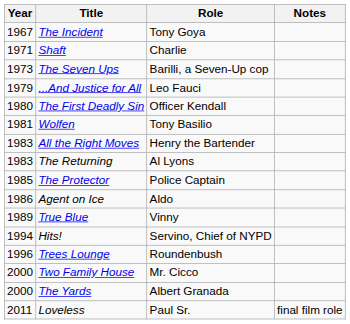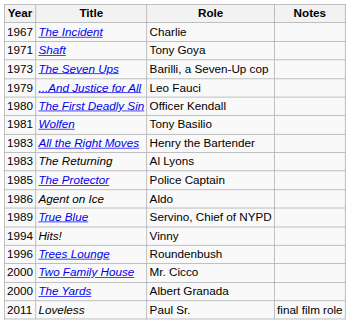(178, 32) Tony Goya -> (168, 32) Charlie
(168, 50) Charlie -> (178, 50) Tony Goya
(164, 217) Vinny -> (211, 217) Servino, Chief of NYPD
(211, 236) Servino, Chief of NYPD -> (164, 236) Vinny
